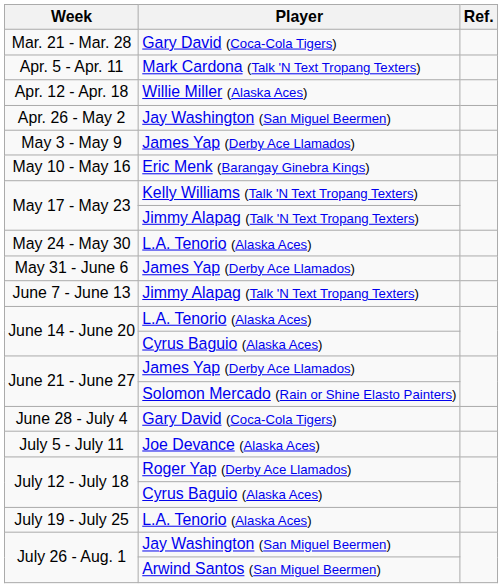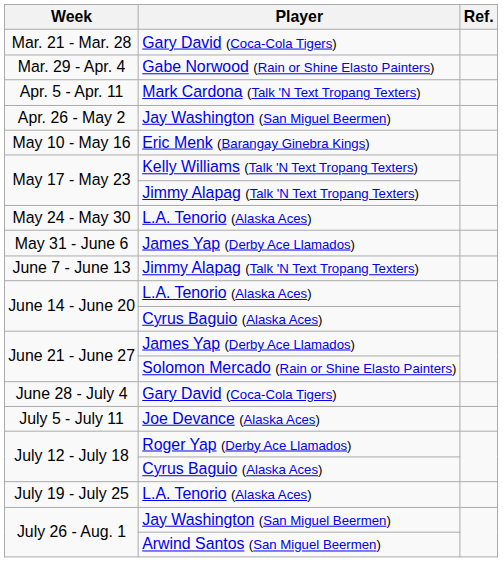+ row: (72, 67)
- row: (72, 92)
- row: (72, 142)
